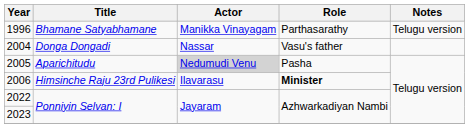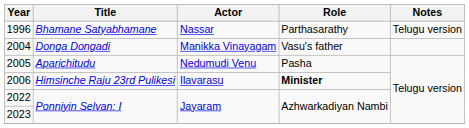(228, 30) Manikka Vinayagam -> (197, 30) Nassar
(197, 47) Nassar -> (228, 47) Manikka Vinayagam
(218, 64) lightgrey background -> (218, 64) no background
